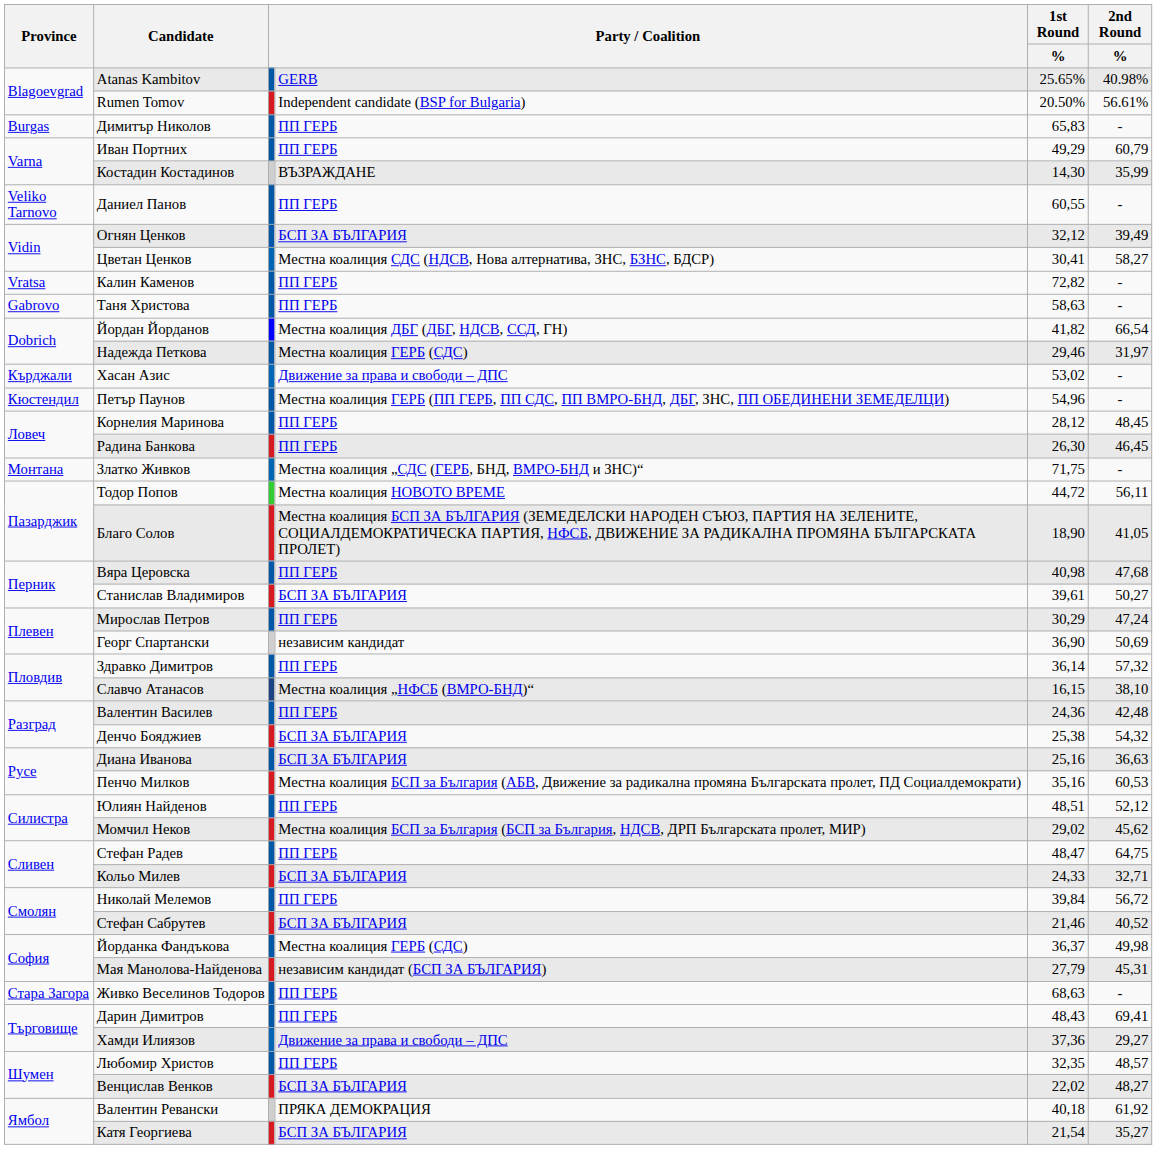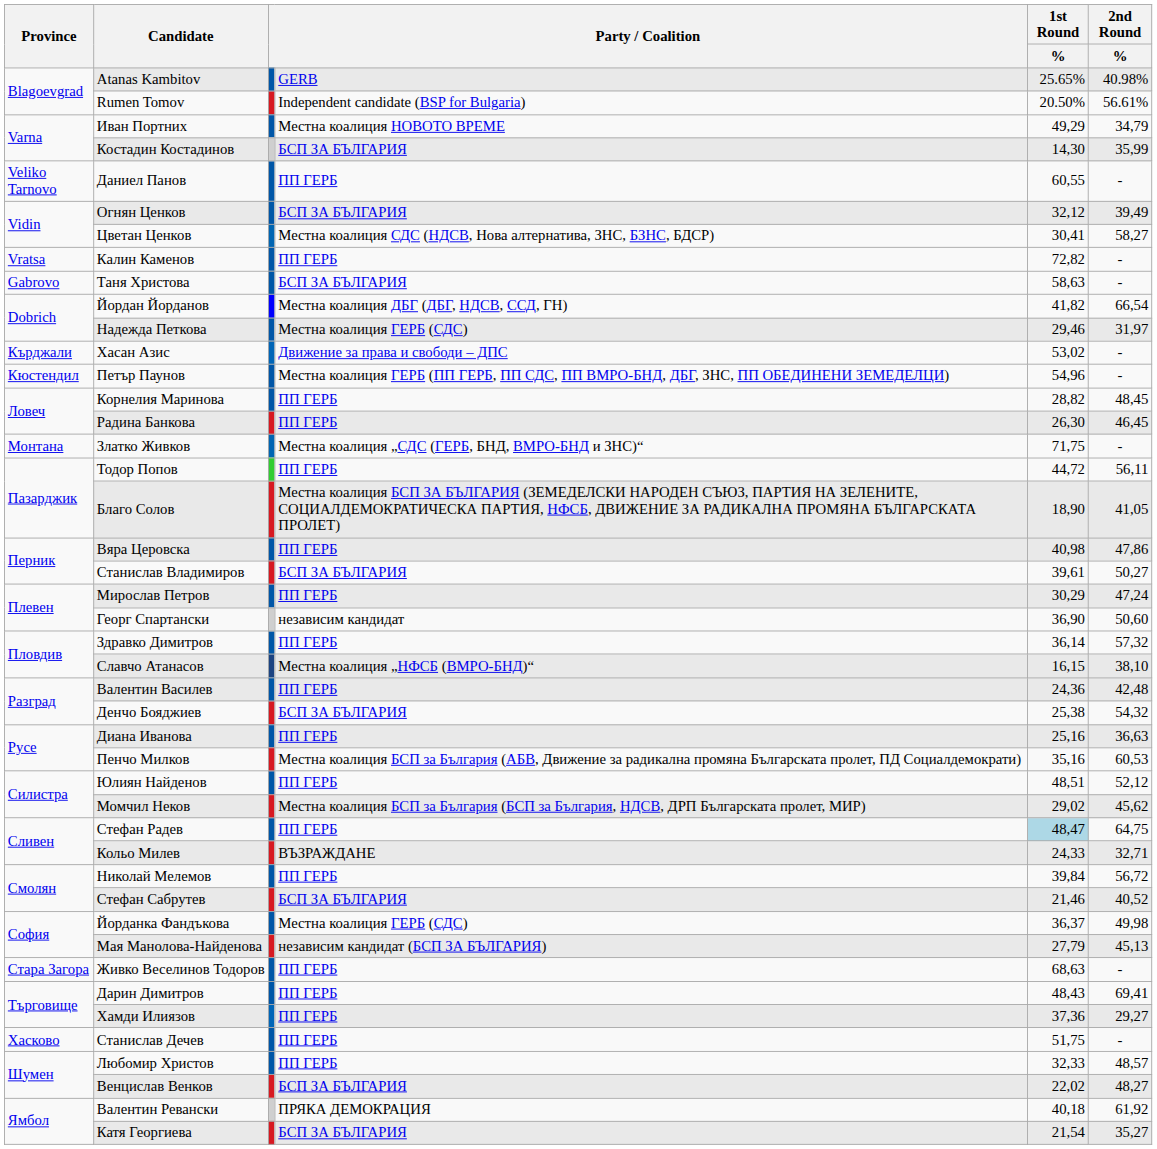- row: (154, 126)
(308, 149) ПП ГЕРБ -> (392, 126) Местна коалиция НОВОТО ВРЕМЕ
(1132, 149) 60,79 -> (1132, 126) 34,79
(327, 172) ВЪЗРАЖДАНЕ -> (343, 149) БСП ЗА БЪЛГАРИЯ
(308, 306) ПП ГЕРБ -> (343, 282) БСП ЗА БЪЛГАРИЯ
(1068, 422) 28,12 -> (1068, 399) 28,82
(392, 492) Местна коалиция НОВОТО ВРЕМЕ -> (308, 469) ПП ГЕРБ
(1132, 572) 47,68 -> (1132, 549) 47,86
(1132, 642) 50,69 -> (1132, 619) 50,60
(343, 759) БСП ЗА БЪЛГАРИЯ -> (308, 736) ПП ГЕРБ
(1068, 852) no background -> (1068, 829) lightblue background
(343, 876) БСП ЗА БЪЛГАРИЯ -> (327, 852) ВЪЗРАЖДАНЕ
(1132, 969) 45,31 -> (1132, 946) 45,13
(393, 1039) Движение за права и свободи – ДПС -> (308, 1016) ПП ГЕРБ
+ row: (150, 1039)
(1068, 1062) 32,35 -> (1068, 1062) 32,33
